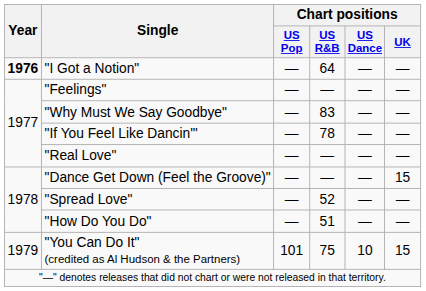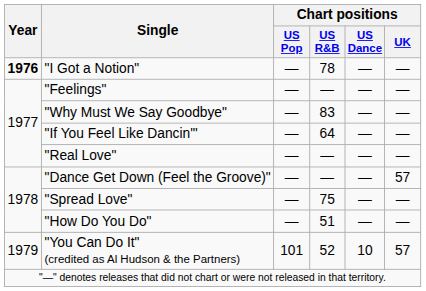(327, 68) 64 -> (327, 68) 78
(327, 133) 78 -> (327, 133) 64
(403, 177) 15 -> (403, 177) 57
(327, 199) 52 -> (327, 199) 75
(327, 250) 75 -> (327, 250) 52
(403, 250) 15 -> (403, 250) 57
